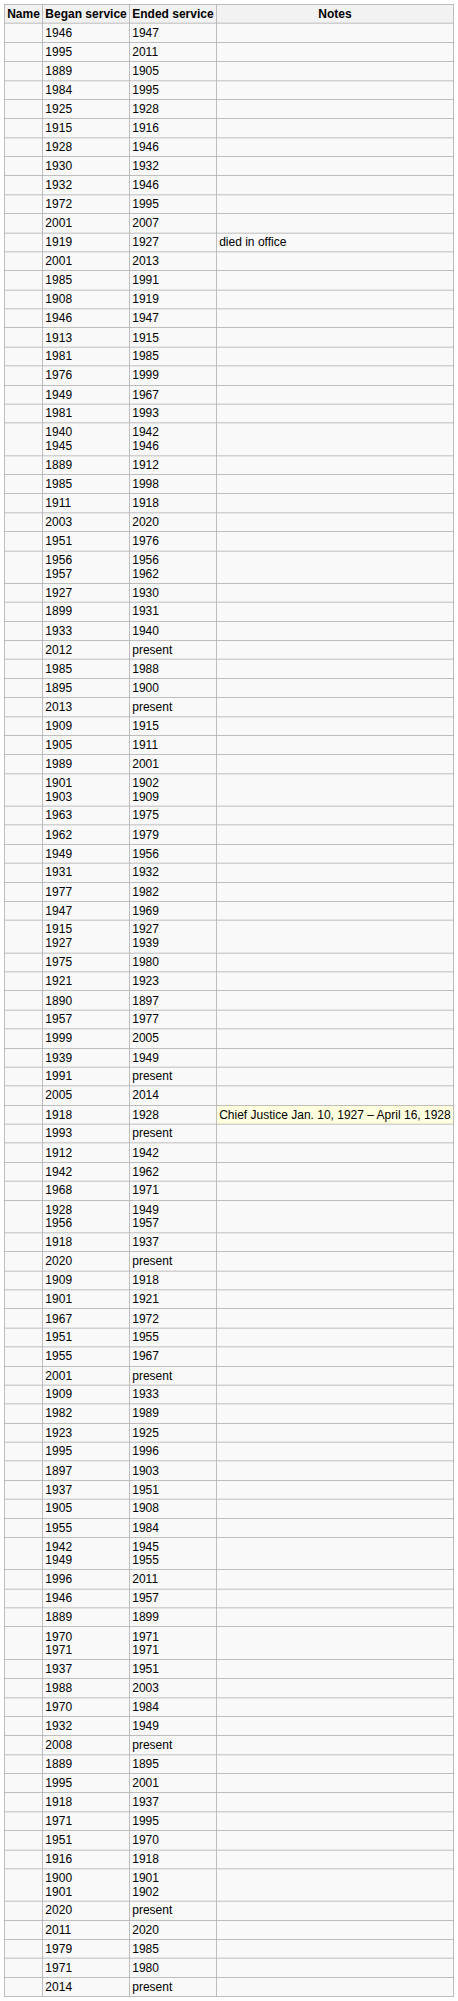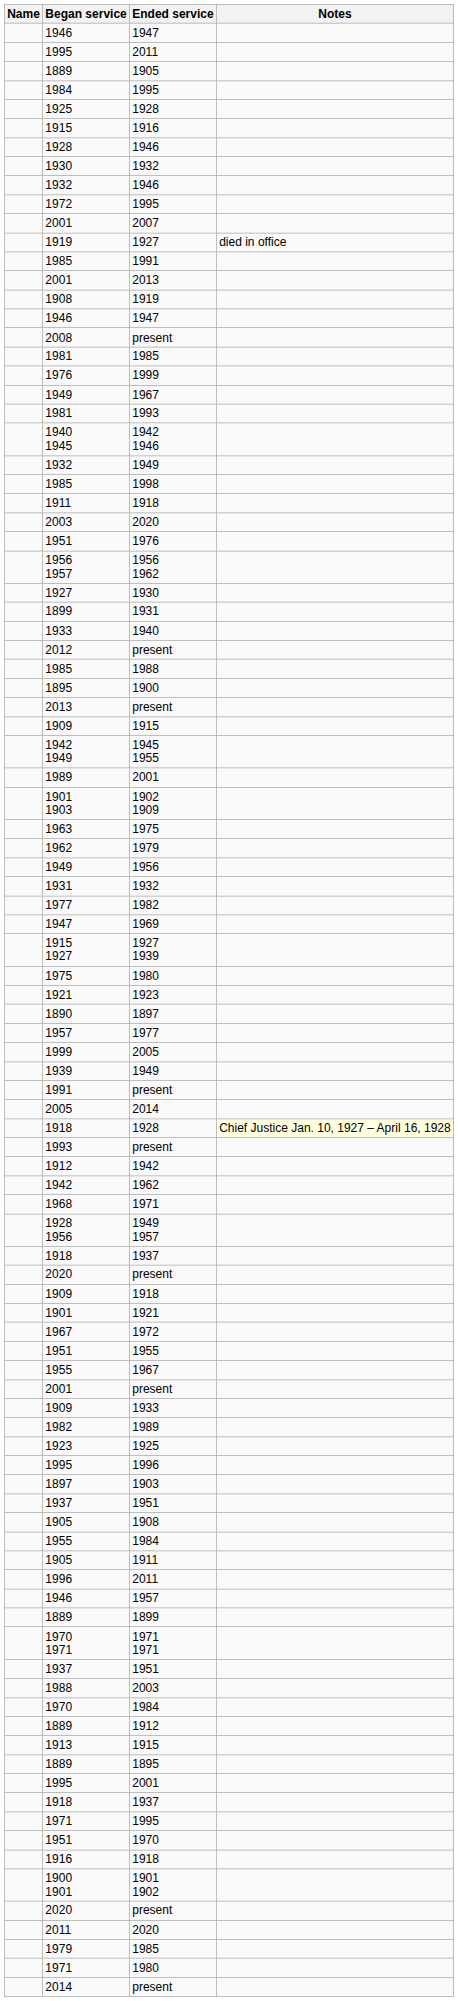rows swapped: (59, 280) <-> (59, 261)
rows swapped: (59, 337) <-> (59, 1745)
rows swapped: (59, 465) <-> (59, 1726)
rows swapped: (59, 1553) <-> (59, 745)
